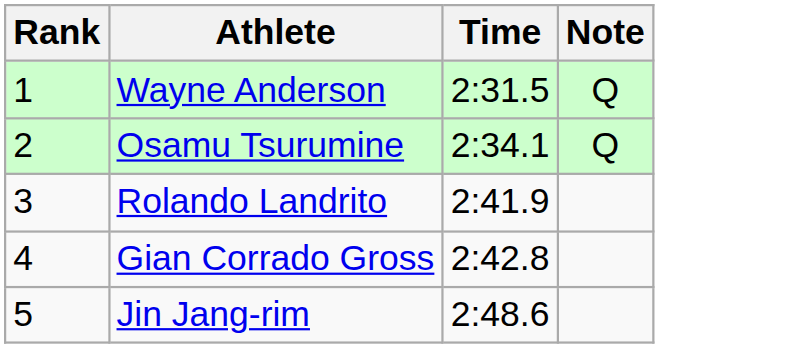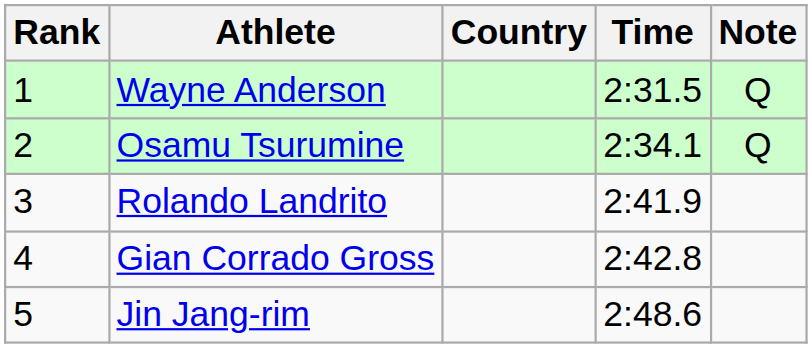+ column: (519, 32)
